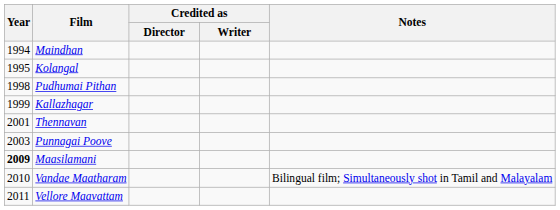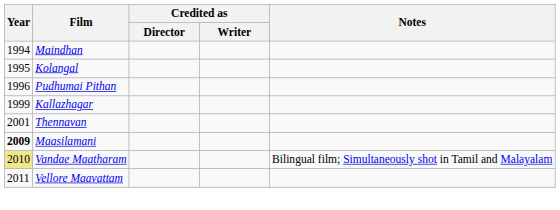(19, 86) 1998 -> (19, 86) 1996
- row: (74, 141)
(19, 178) no background -> (19, 159) khaki background
